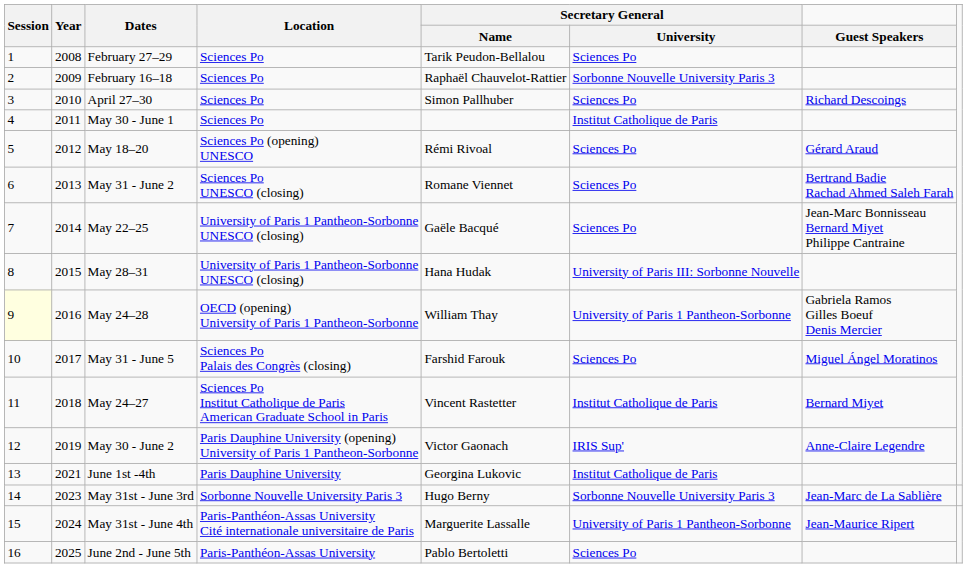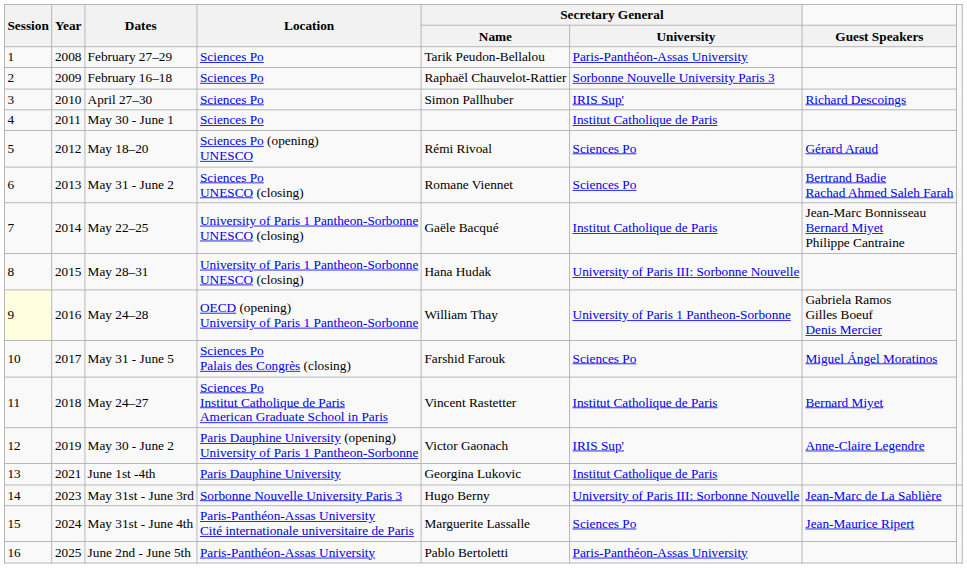(604, 57) Sciences Po -> (660, 57) Paris-Panthéon-Assas University
(604, 99) Sciences Po -> (598, 99) IRIS Sup'
(604, 228) Sciences Po -> (645, 228) Institut Catholique de Paris
(674, 495) Sorbonne Nouvelle University Paris 3 -> (686, 495) University of Paris III: Sorbonne Nouvelle
(682, 523) University of Paris 1 Pantheon-Sorbonne -> (604, 523) Sciences Po
(604, 552) Sciences Po -> (660, 552) Paris-Panthéon-Assas University
